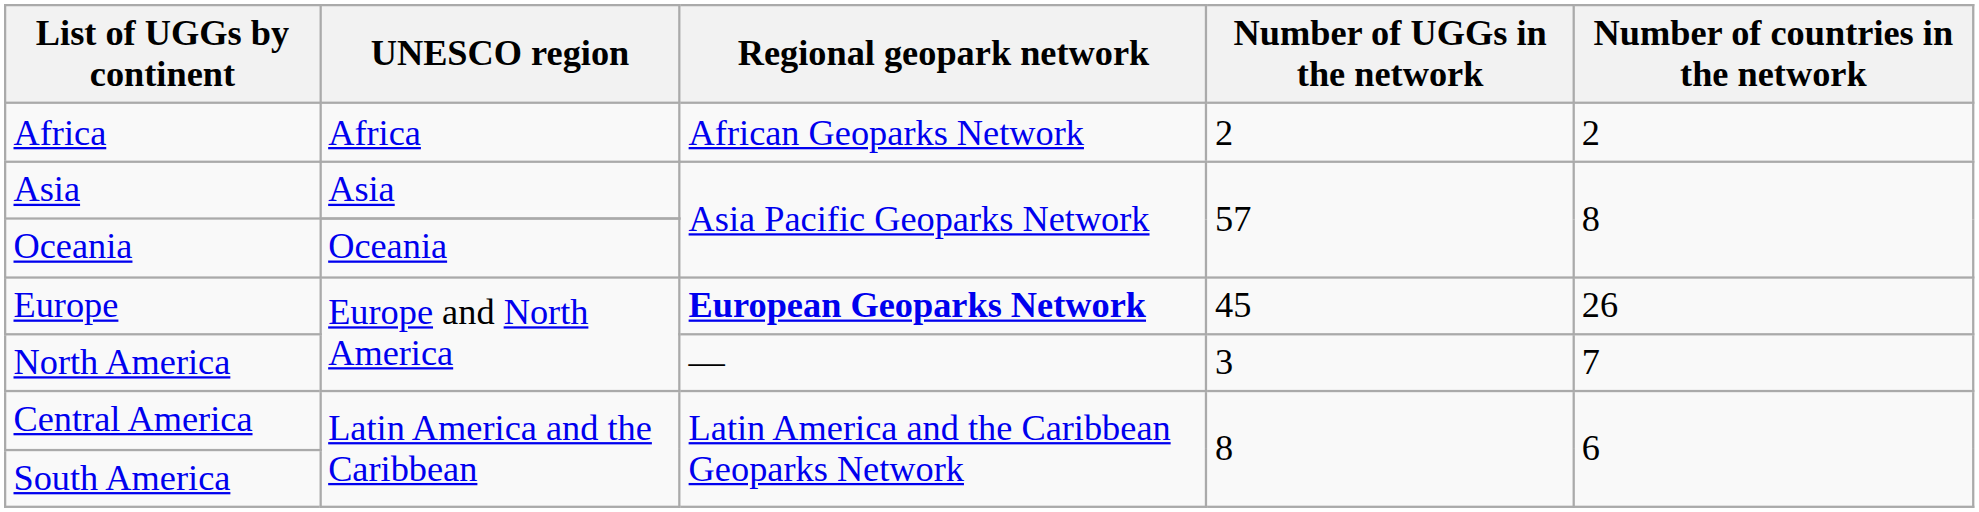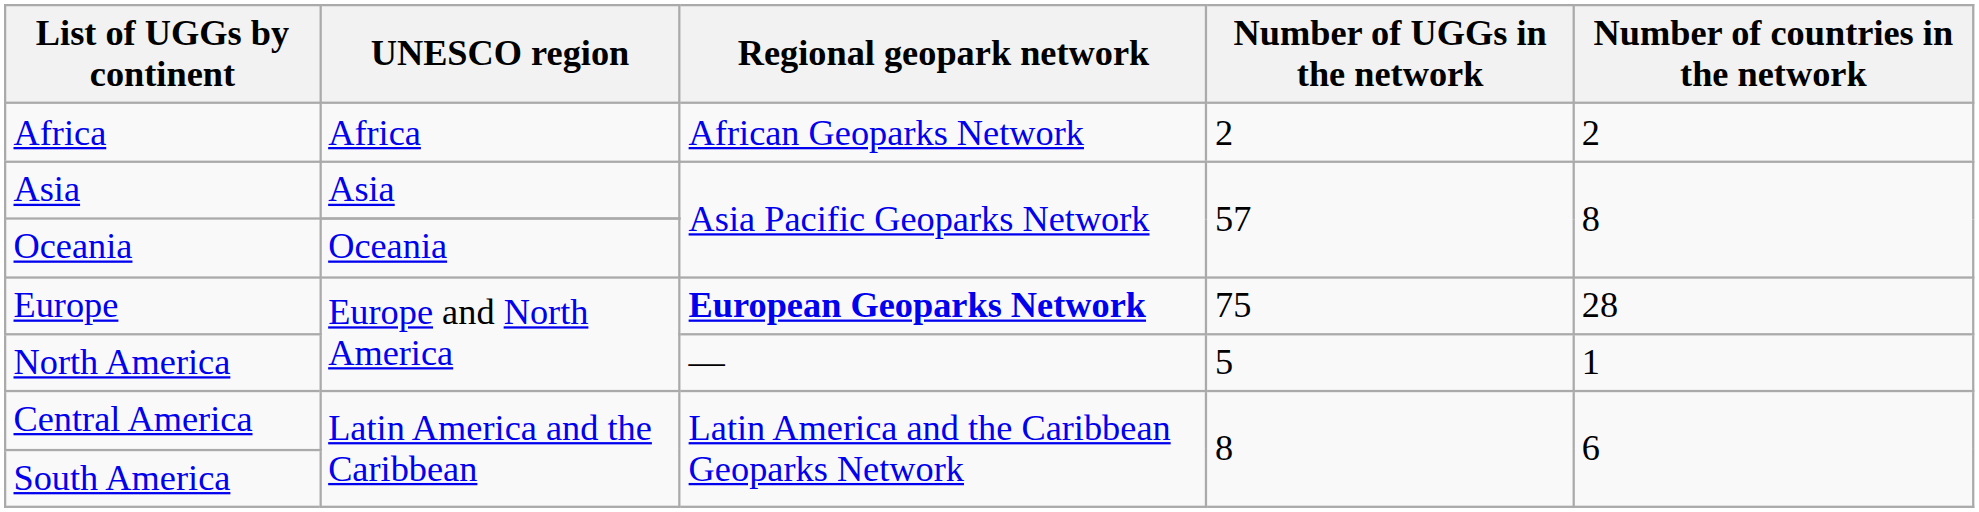(1233, 304) 45 -> (1233, 304) 75
(1600, 304) 26 -> (1600, 304) 28
(1224, 362) 3 -> (1224, 362) 5
(1591, 362) 7 -> (1591, 362) 1
